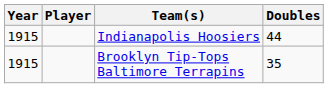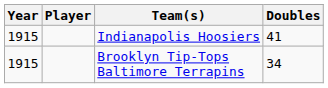(274, 36) 44 -> (274, 36) 41
(274, 64) 35 -> (274, 64) 34
